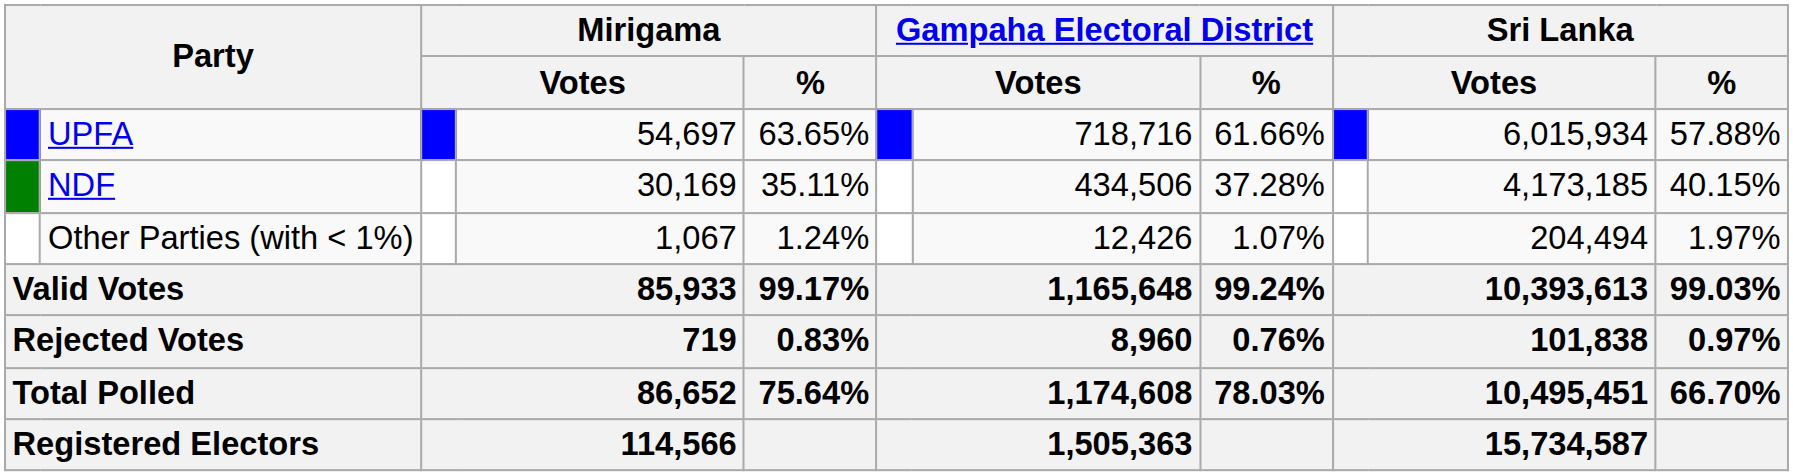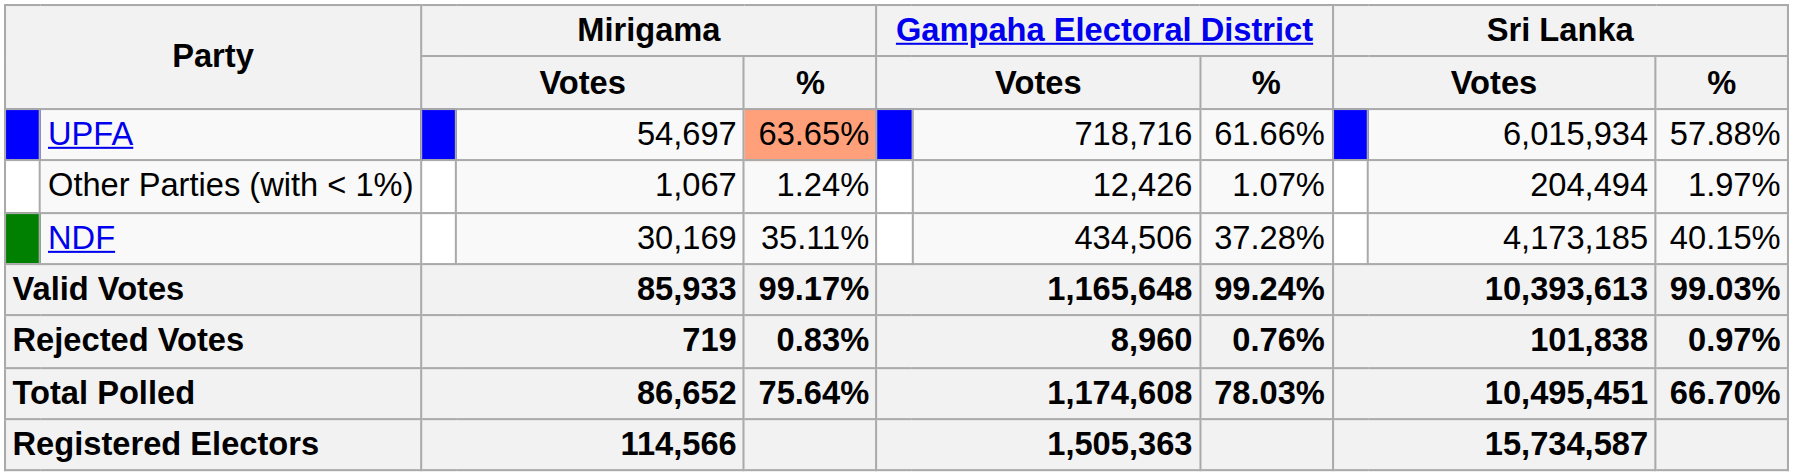(814, 133) no background -> (814, 133) lightsalmon background
rows swapped: (82, 185) <-> (231, 237)
